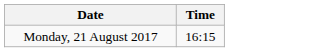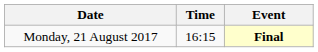+ column: (269, 15)
